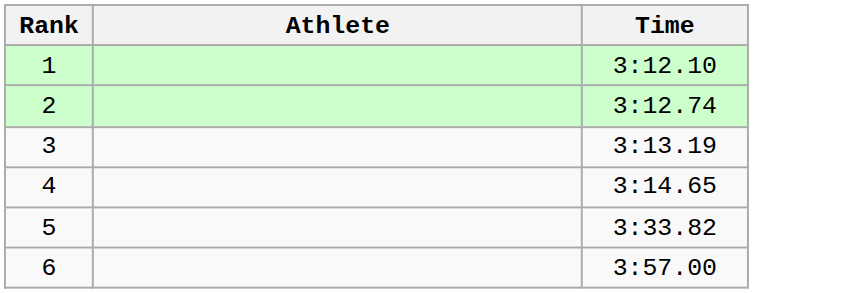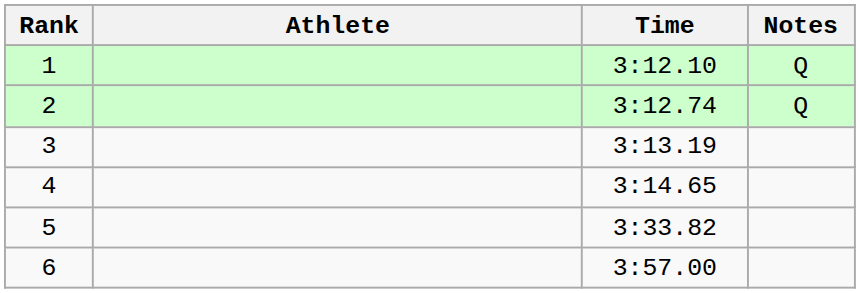+ column: (801, 25)
